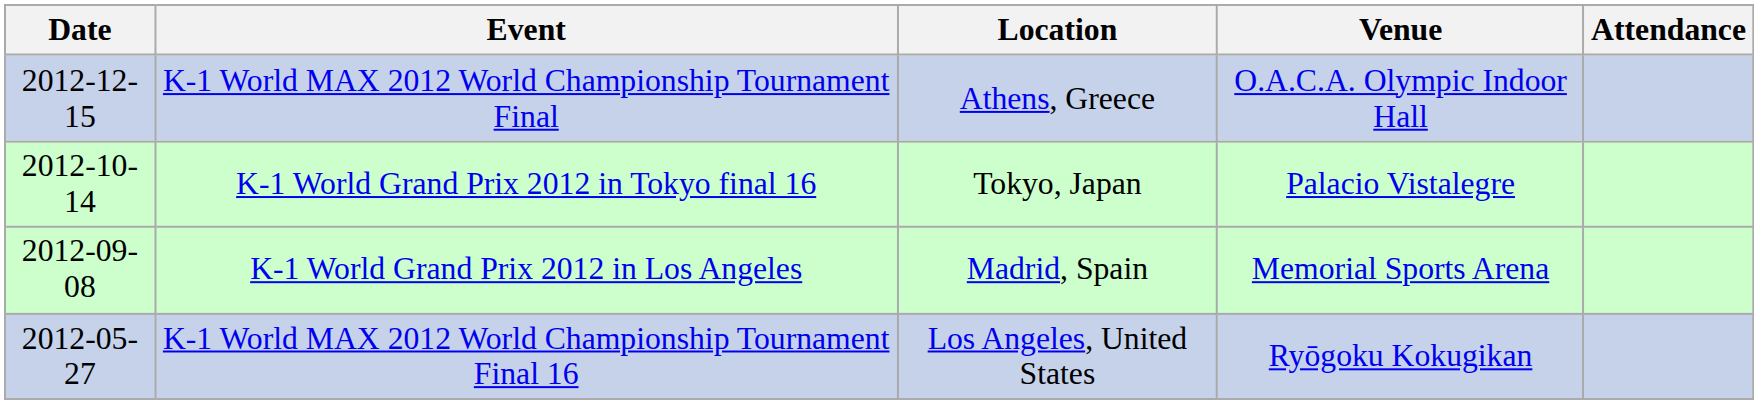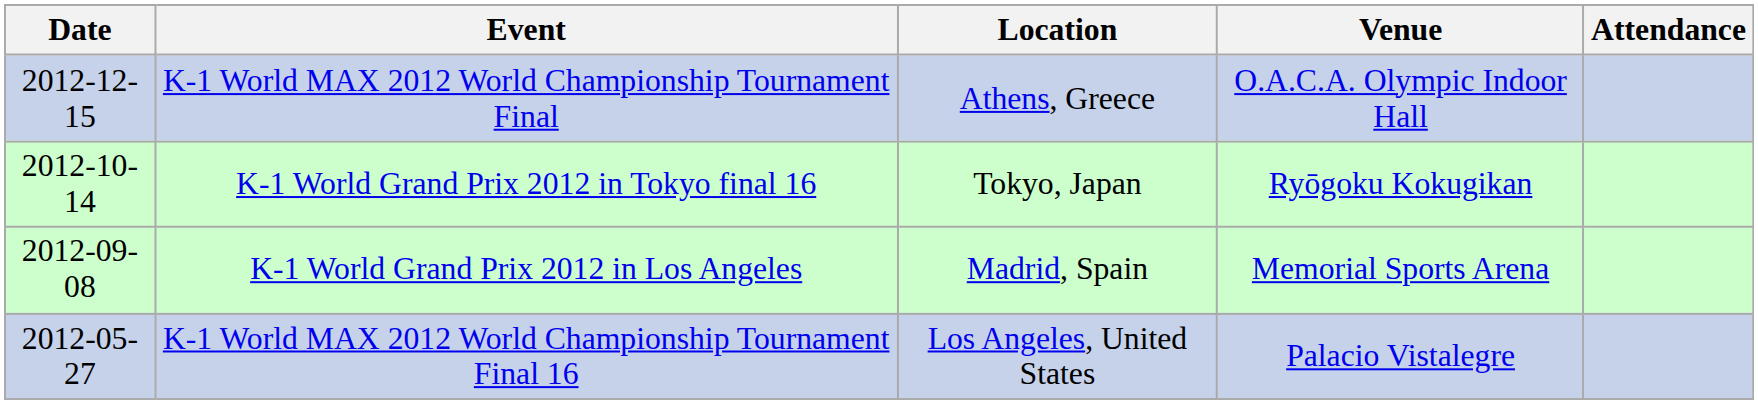(1401, 183) Palacio Vistalegre -> (1401, 183) Ryōgoku Kokugikan
(1401, 355) Ryōgoku Kokugikan -> (1401, 355) Palacio Vistalegre
